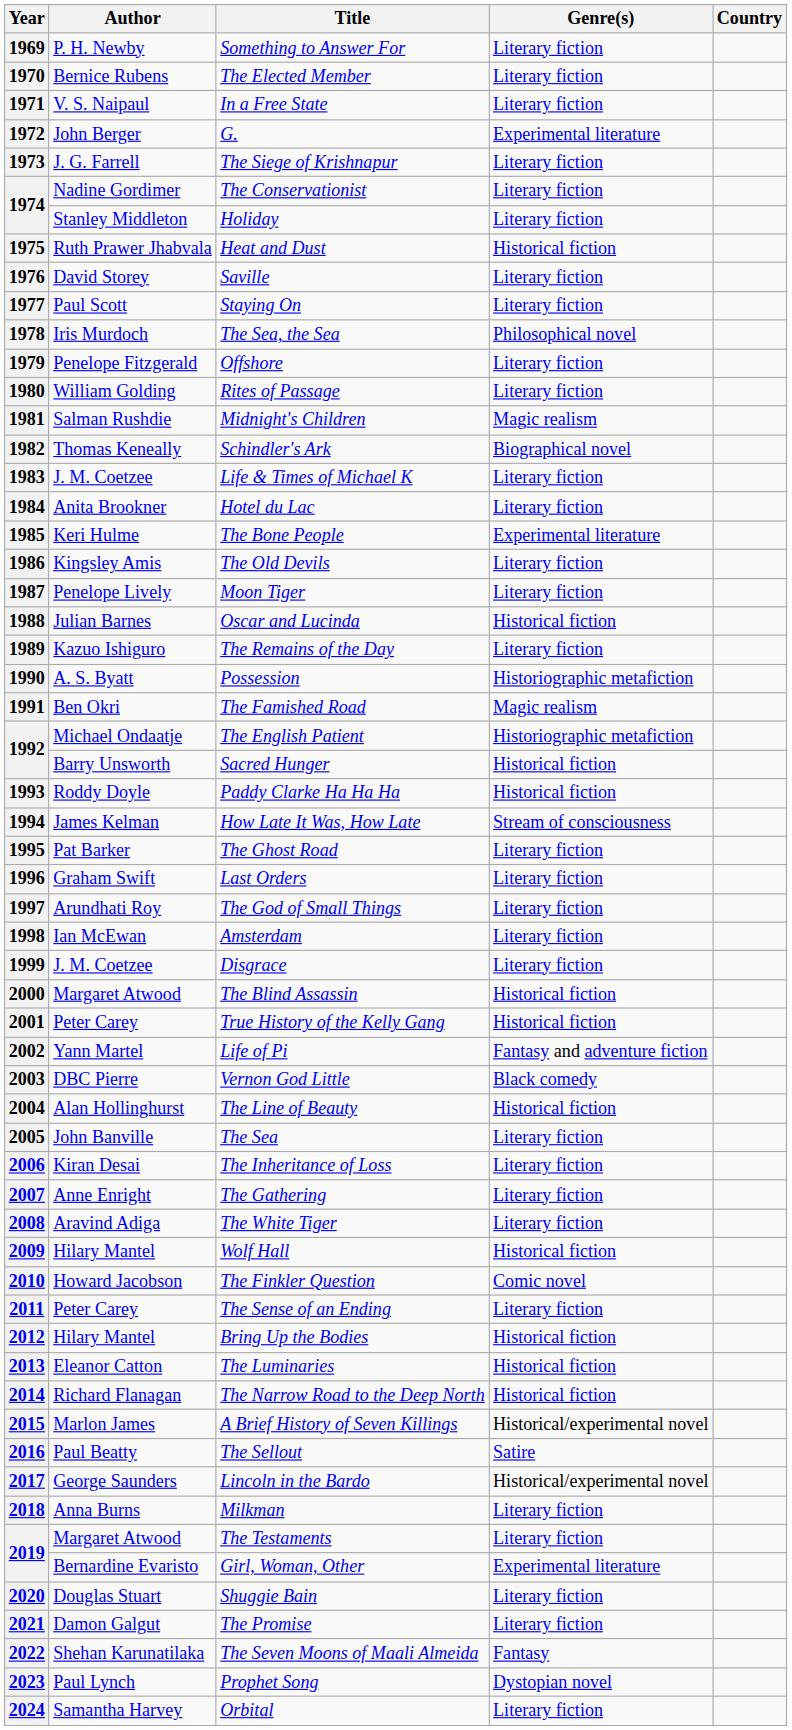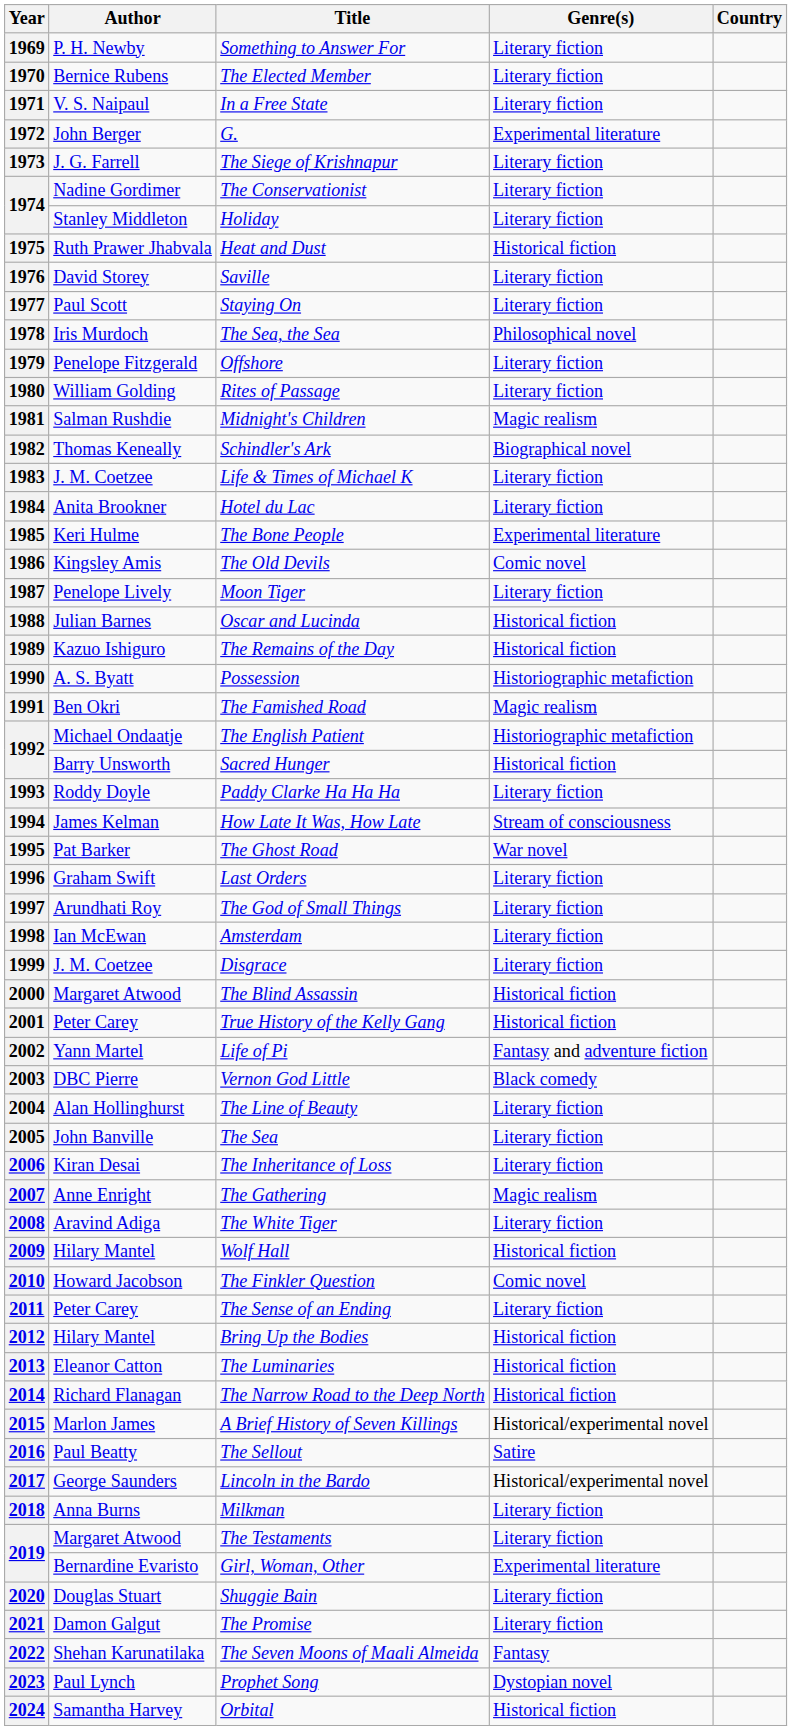(548, 563) Literary fiction -> (540, 563) Comic novel
(548, 649) Literary fiction -> (555, 649) Historical fiction
(555, 793) Historical fiction -> (548, 793) Literary fiction
(548, 850) Literary fiction -> (530, 850) War novel
(555, 1108) Historical fiction -> (548, 1108) Literary fiction
(548, 1194) Literary fiction -> (545, 1194) Magic realism
(548, 1710) Literary fiction -> (555, 1710) Historical fiction
